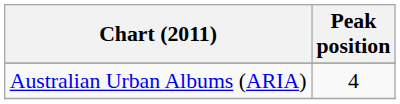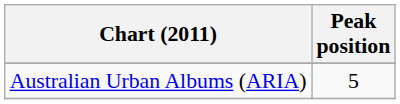(353, 80) 4 -> (353, 80) 5
